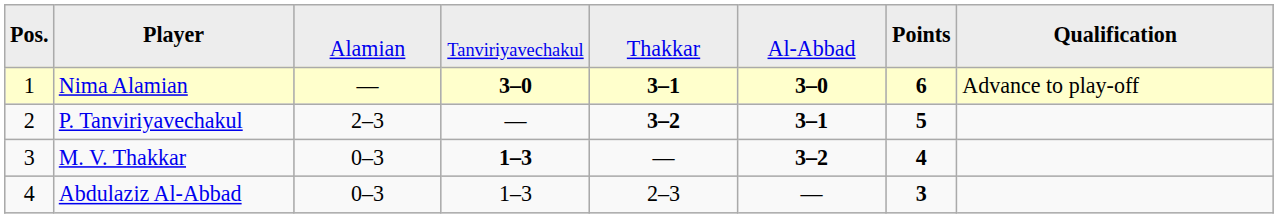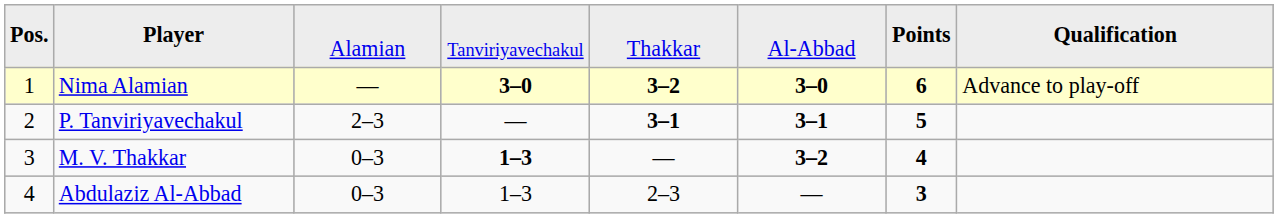(664, 85) 3–1 -> (664, 85) 3–2
(664, 121) 3–2 -> (664, 121) 3–1
